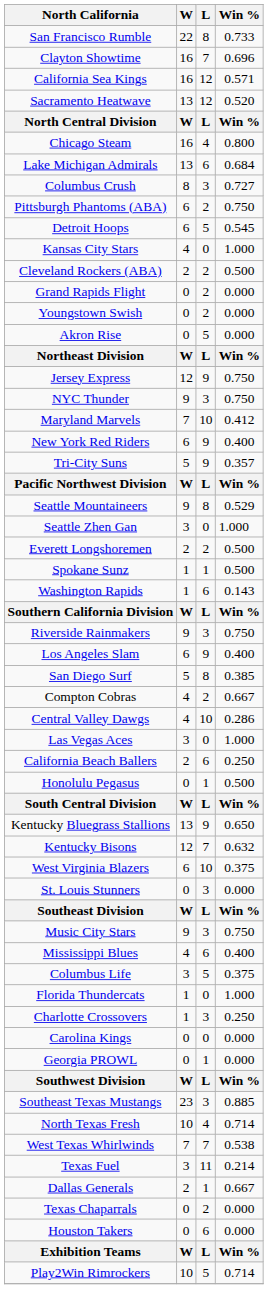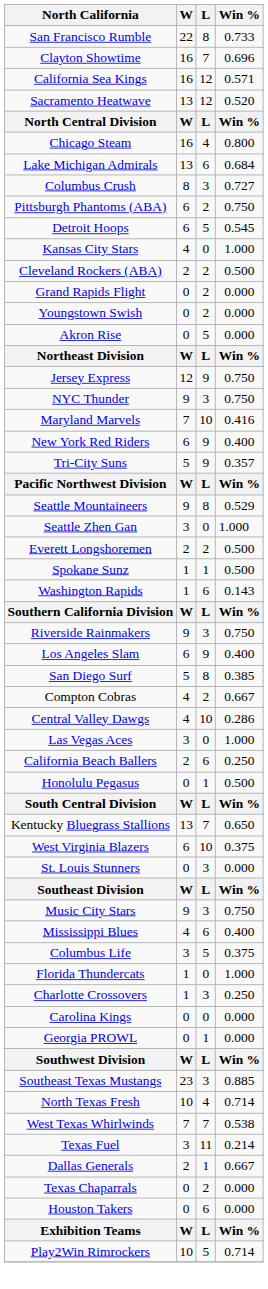(239, 420) 0.412 -> (239, 420) 0.416
(206, 825) 9 -> (206, 825) 7
- row: (90, 846)
